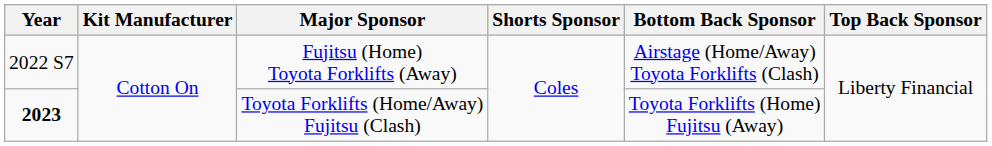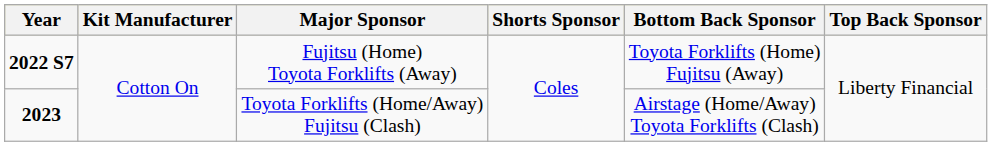(41, 61) normal -> (41, 61) bold
(725, 61) Airstage (Home/Away) Toyota Forklifts (Clash) -> (725, 61) Toyota Forklifts (Home) Fujitsu (Away)
(725, 114) Toyota Forklifts (Home) Fujitsu (Away) -> (725, 114) Airstage (Home/Away) Toyota Forklifts (Clash)
